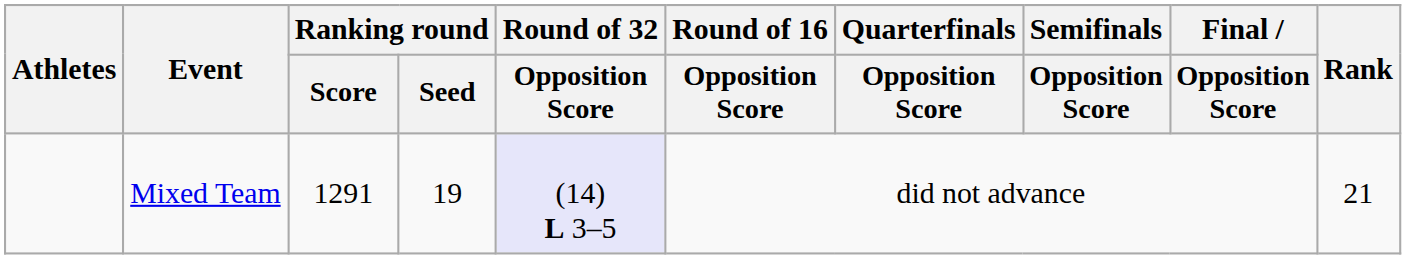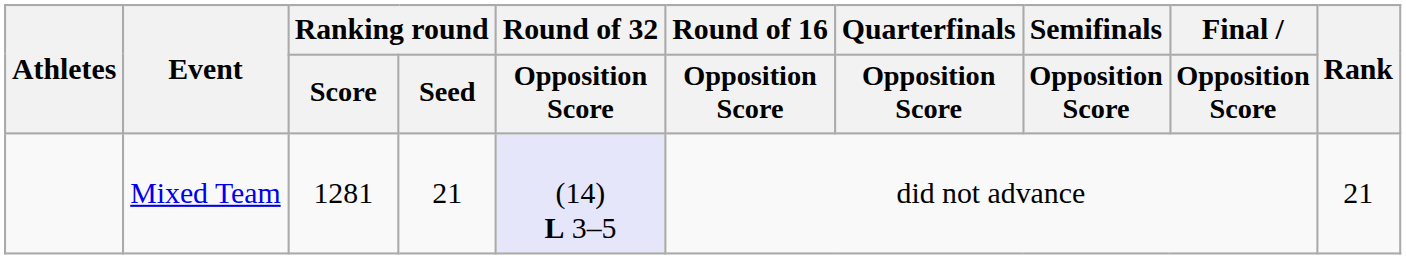(343, 193) 1291 -> (343, 193) 1281
(447, 193) 19 -> (447, 193) 21
